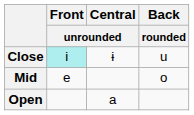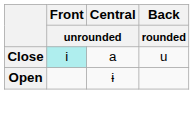(113, 57) ɨ -> (113, 57) a
- row: (26, 78)
(113, 99) a -> (113, 78) ɨ
